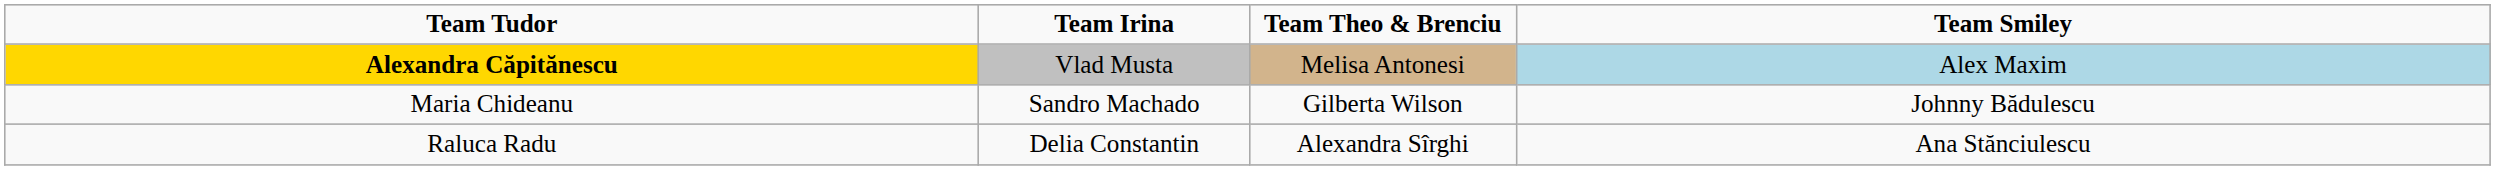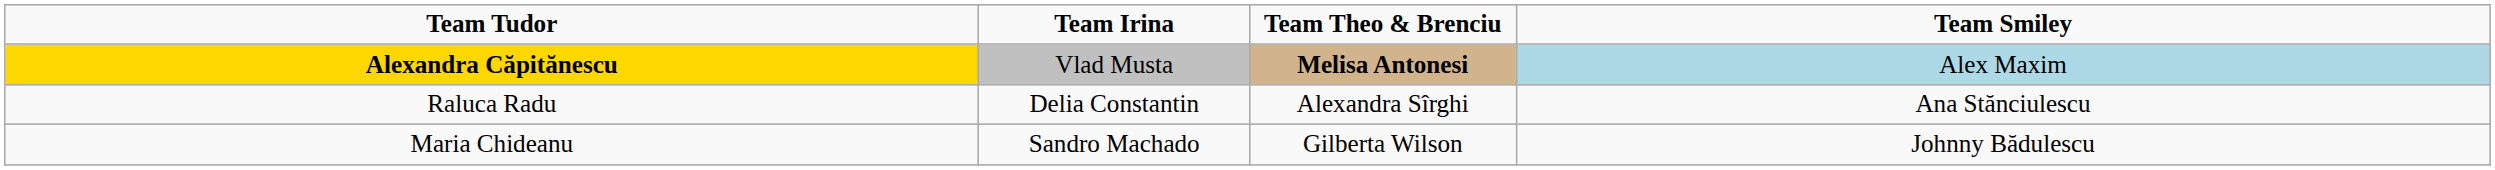(1383, 64) normal -> (1383, 64) bold
rows swapped: (492, 143) <-> (492, 104)
